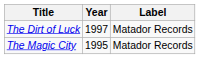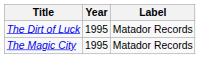(96, 29) 1997 -> (96, 29) 1995
